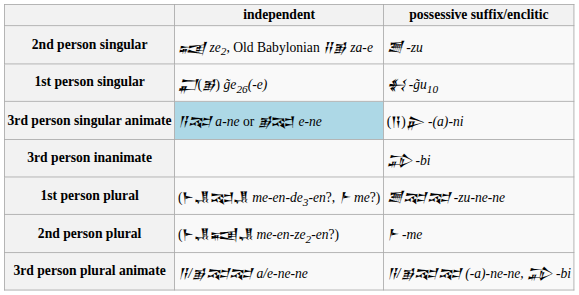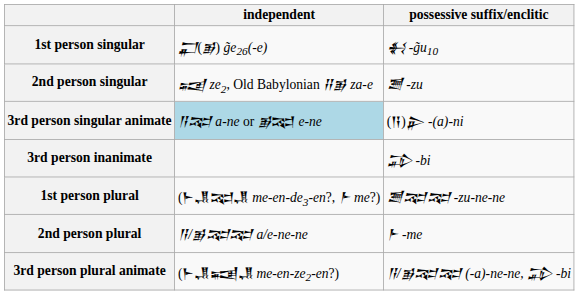rows swapped: (90, 82) <-> (90, 44)
(259, 237) (𒈨𒂗𒍢𒂗 me-en-ze2-en?) -> (243, 235) 𒀀/𒂊𒉈𒉈 a/e-ne-ne
(243, 273) 𒀀/𒂊𒉈𒉈 a/e-ne-ne -> (259, 275) (𒈨𒂗𒍢𒂗 me-en-ze2-en?)
